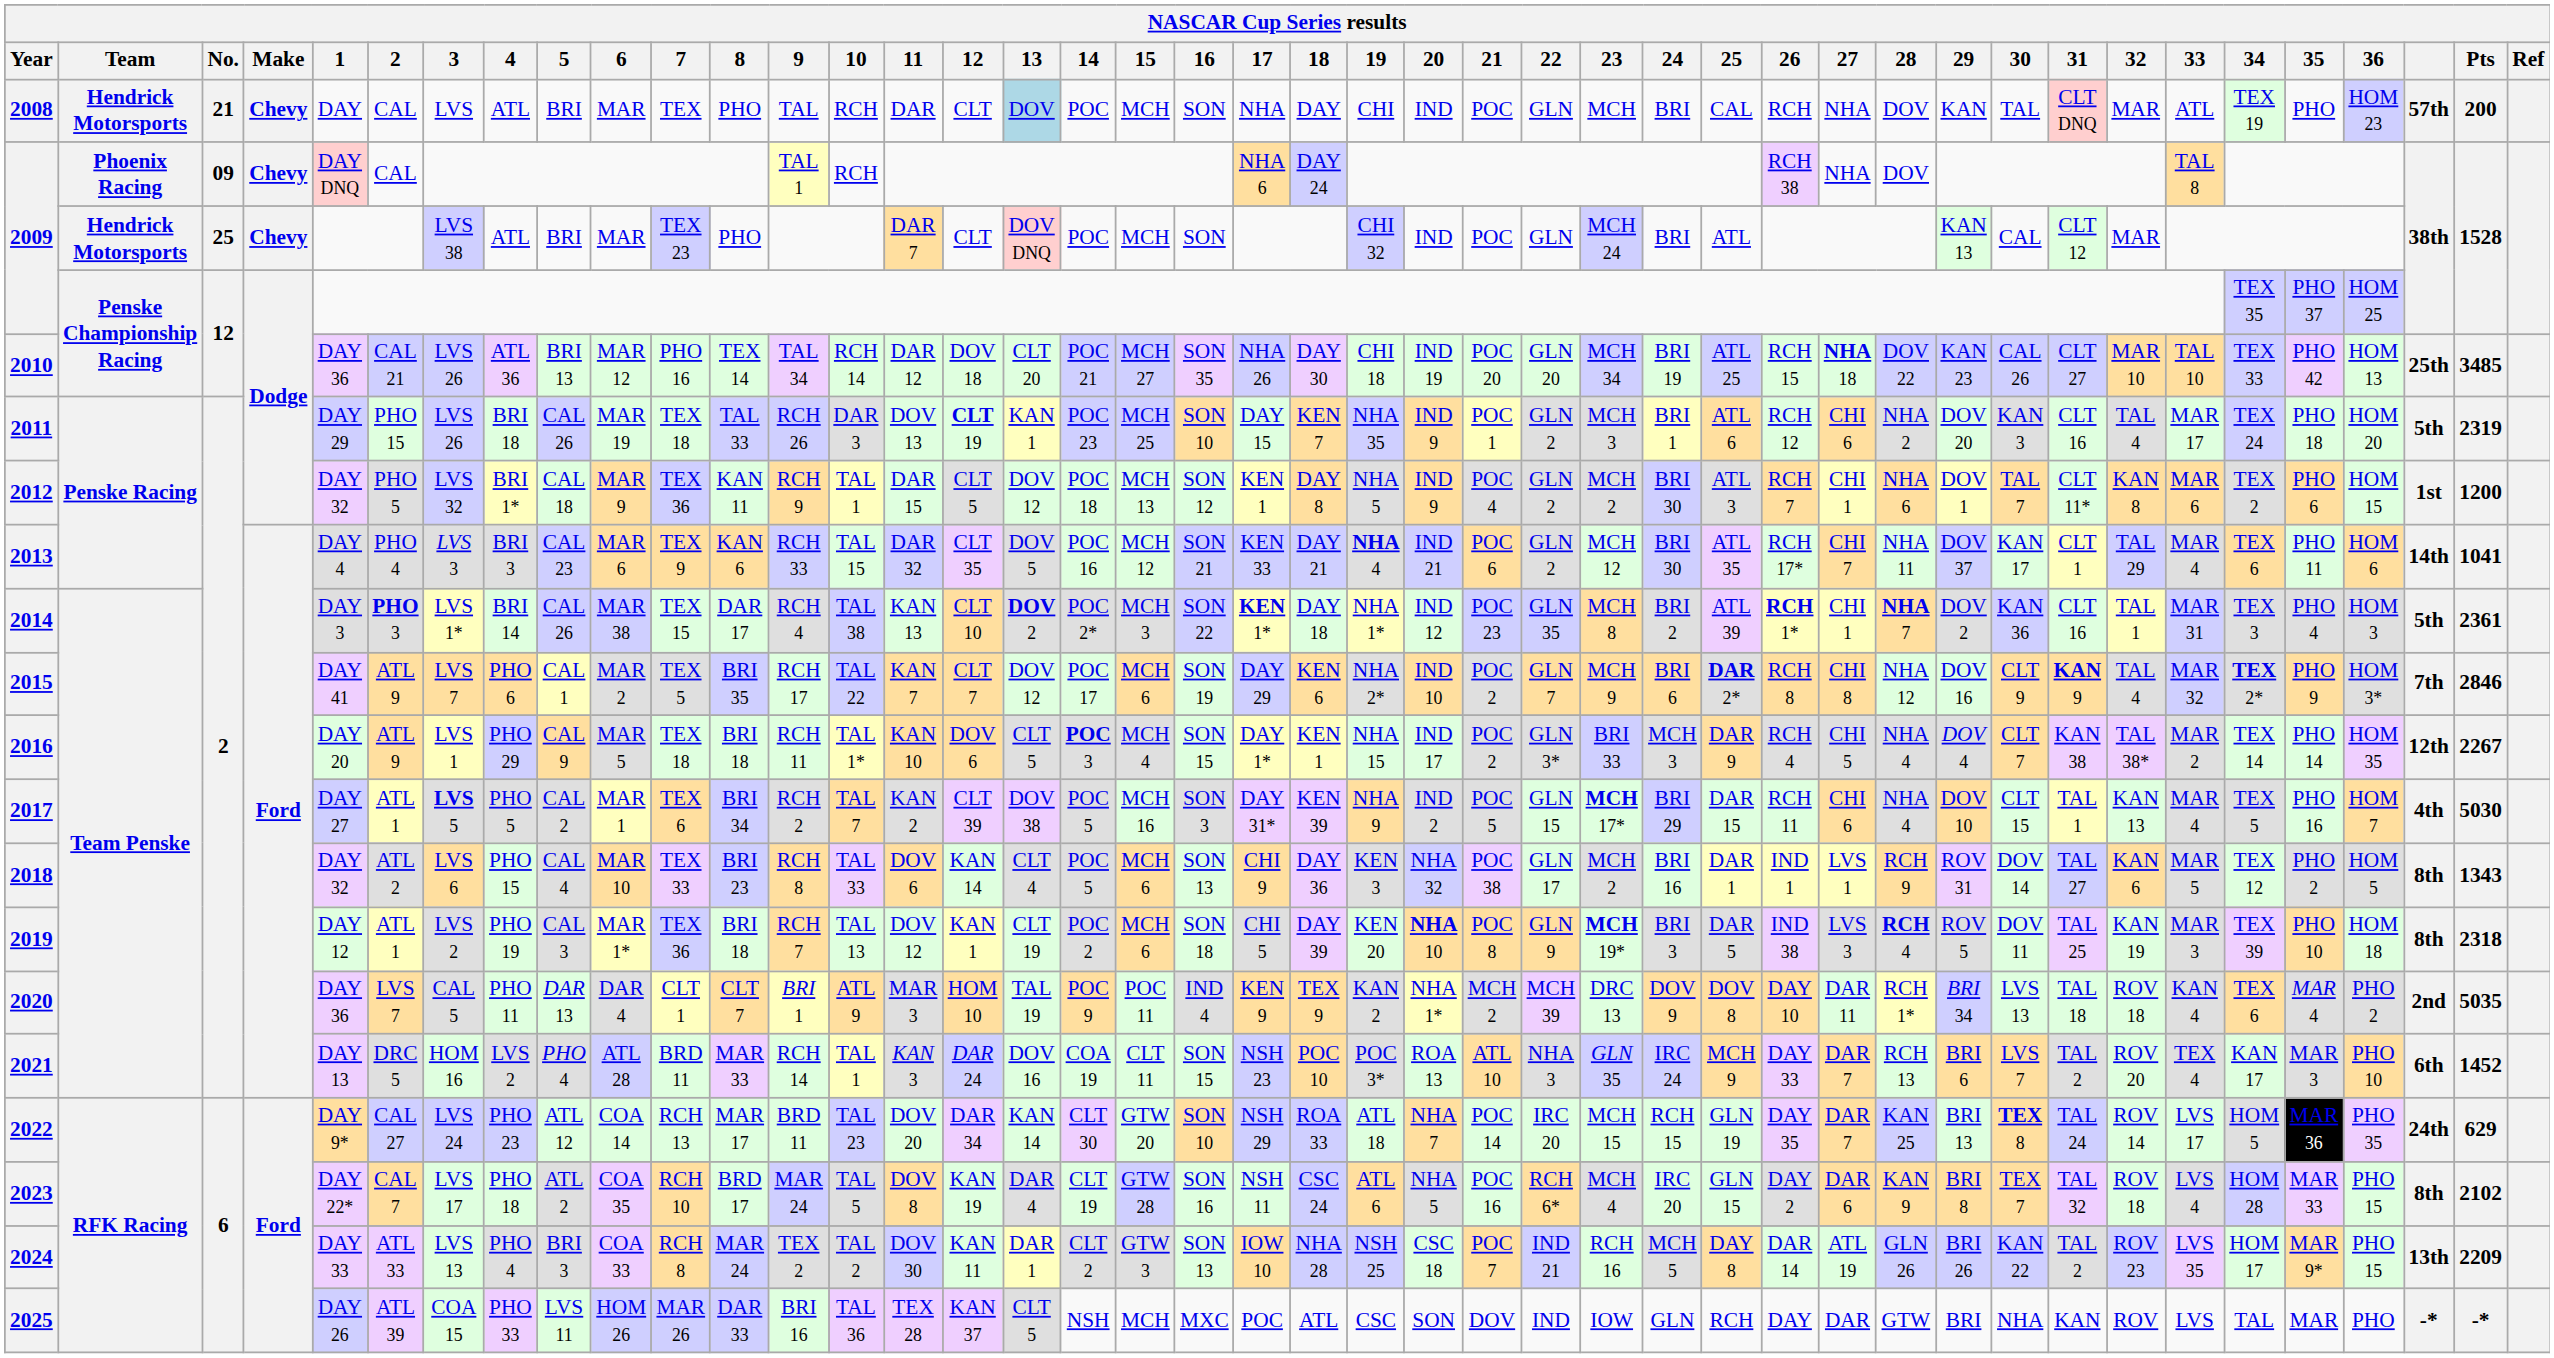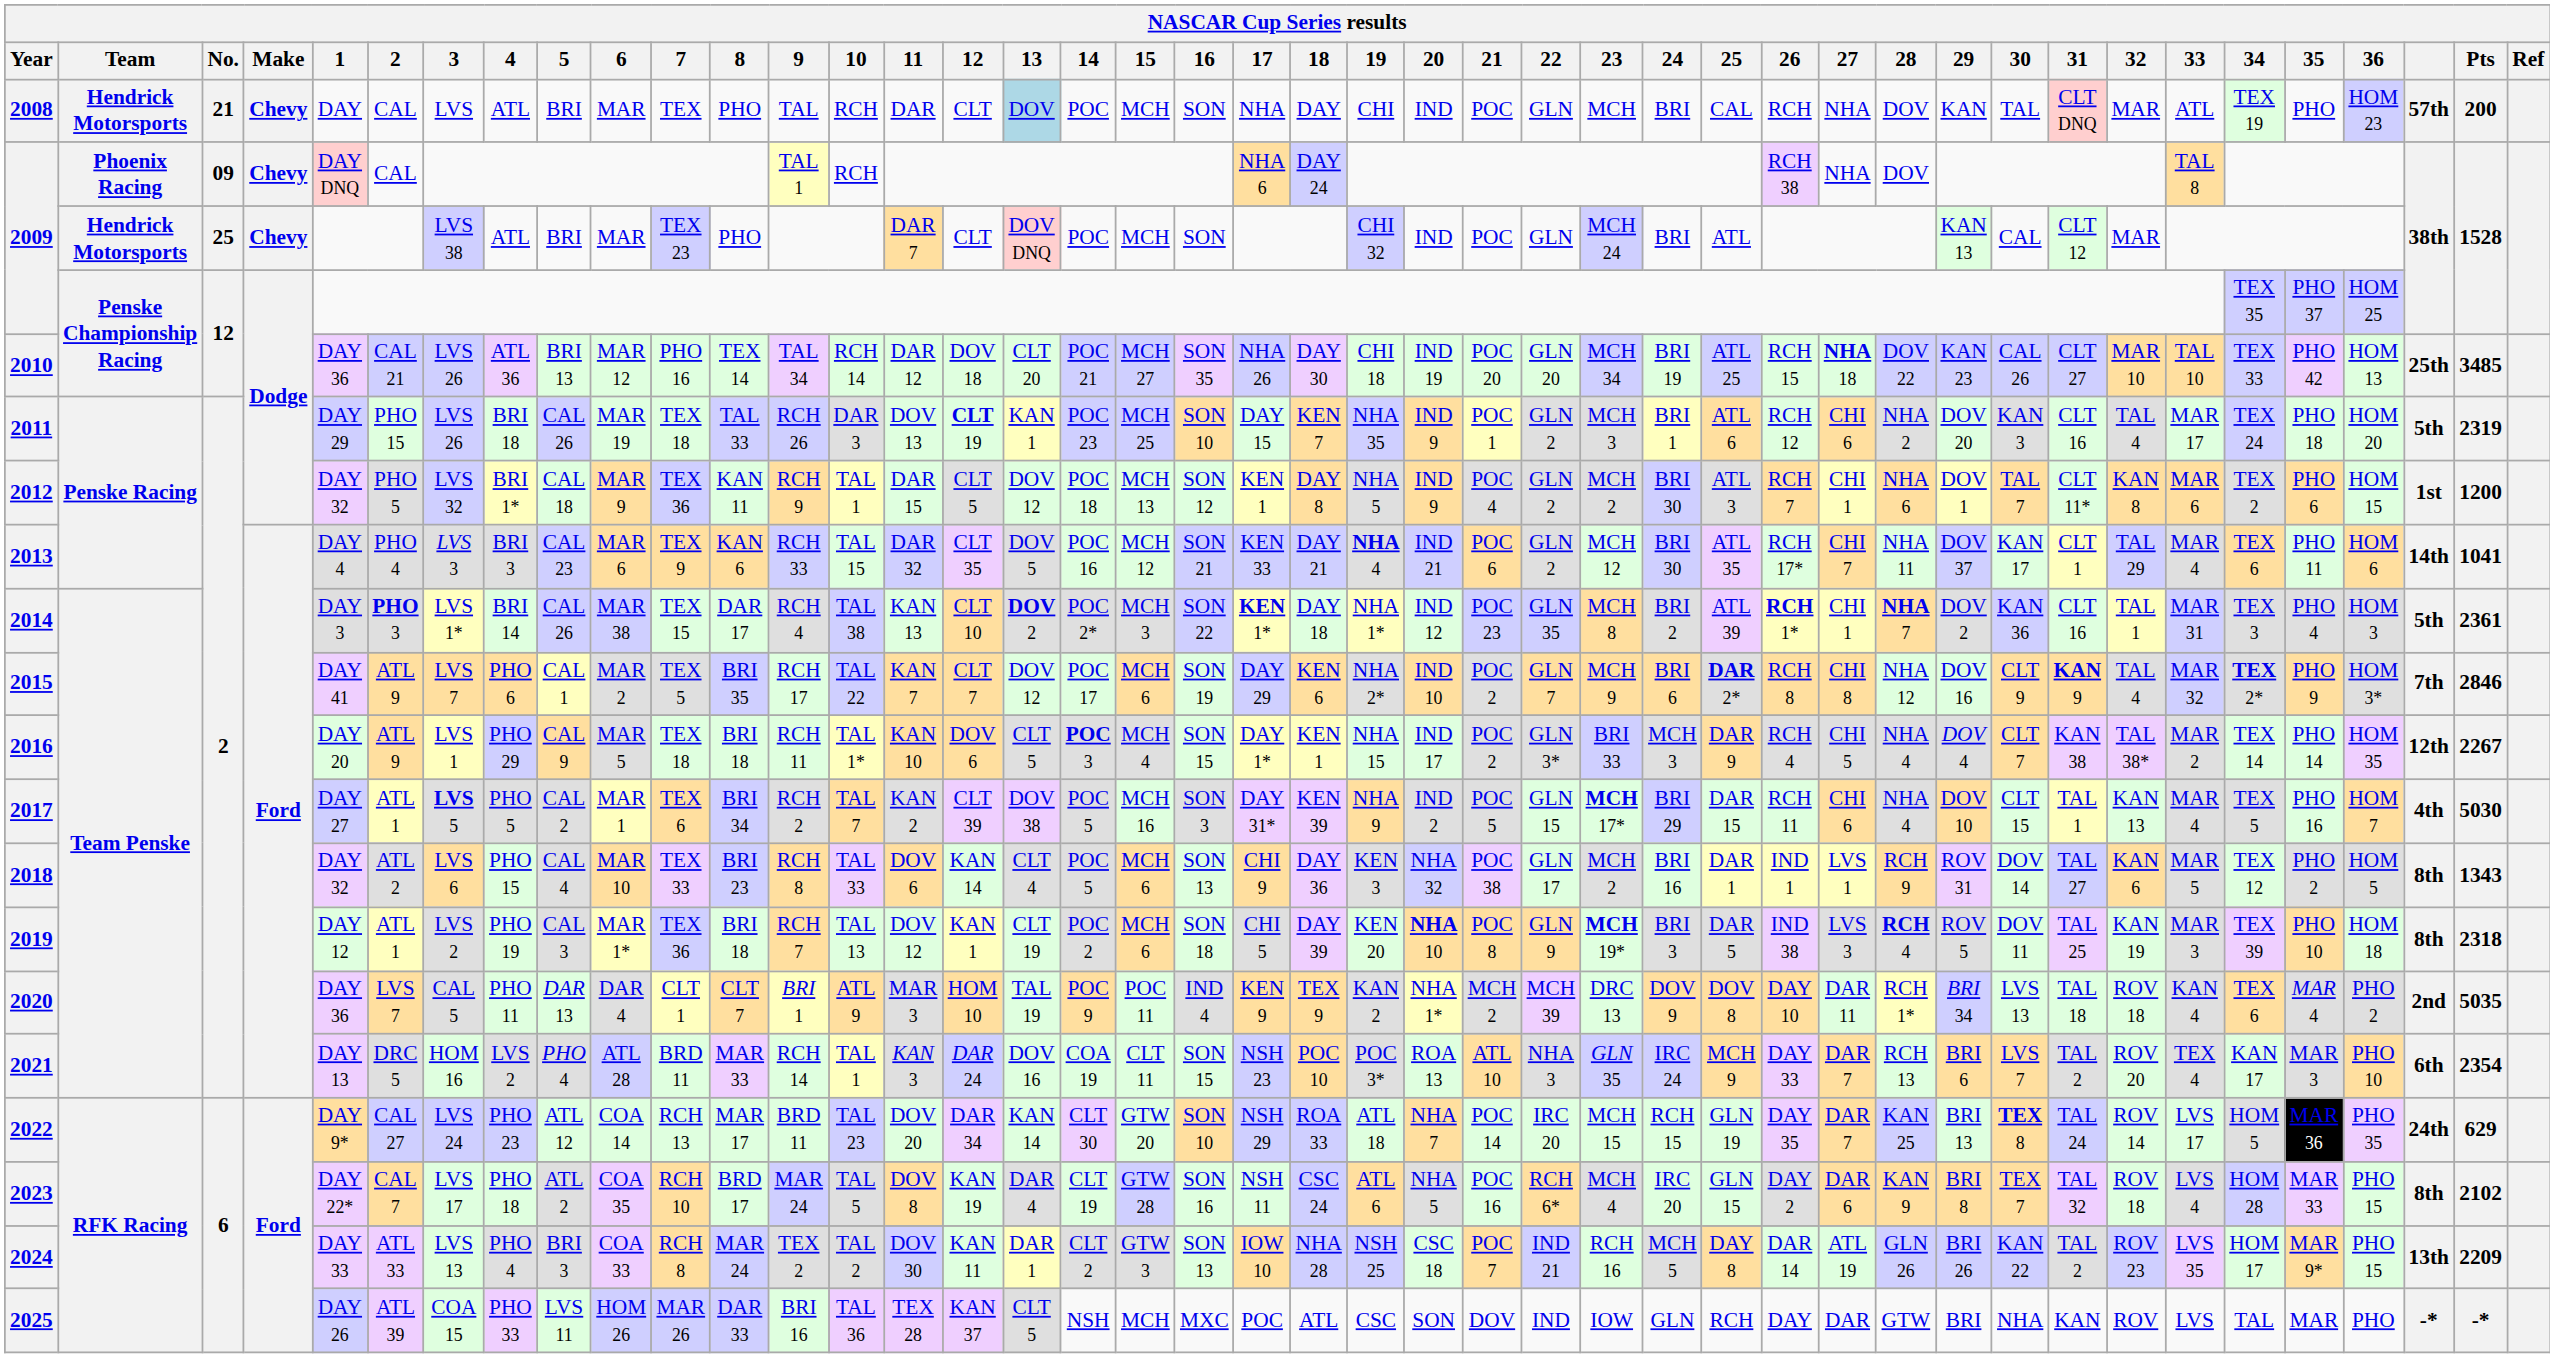(2481, 1065) 1452 -> (2481, 1065) 2354
